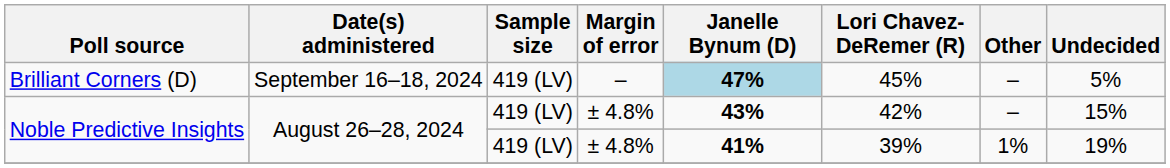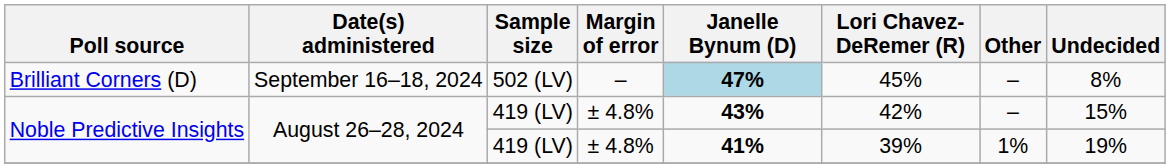(533, 79) 419 (LV) -> (533, 79) 502 (LV)
(1106, 79) 5% -> (1106, 79) 8%
